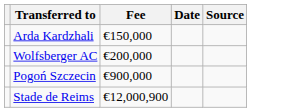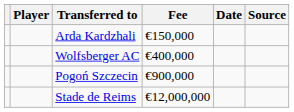+ column: (31, 14)
(128, 55) €200,000 -> (170, 55) €400,000
(136, 96) €12,000,900 -> (178, 96) €12,000,000
